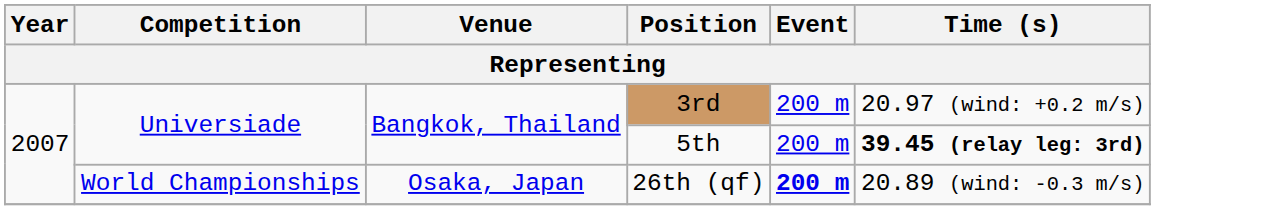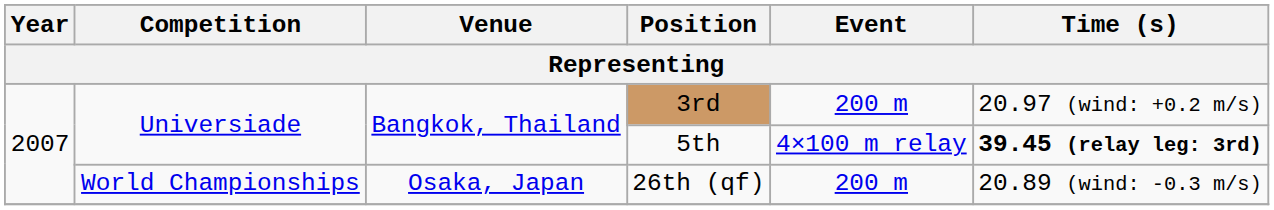(813, 144) 200 m -> (871, 144) 4×100 m relay
(813, 184) bold -> (871, 184) normal
